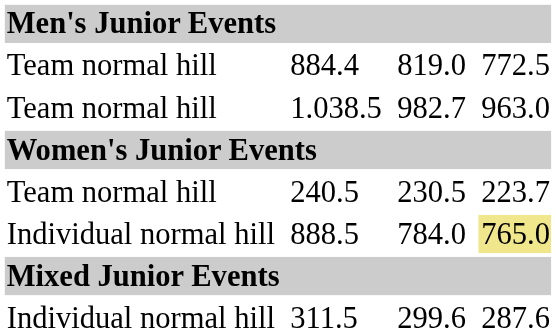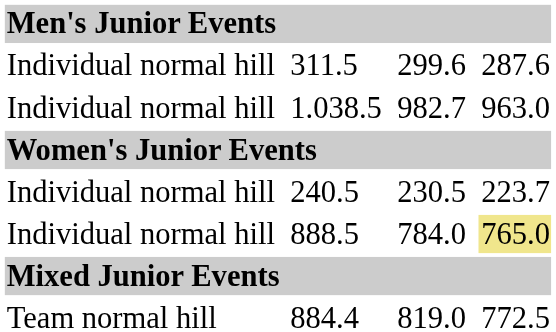rows swapped: (324, 317) <-> (325, 65)
(112, 107) Team normal hill -> (141, 107) Individual normal hill
(112, 191) Team normal hill -> (141, 191) Individual normal hill
